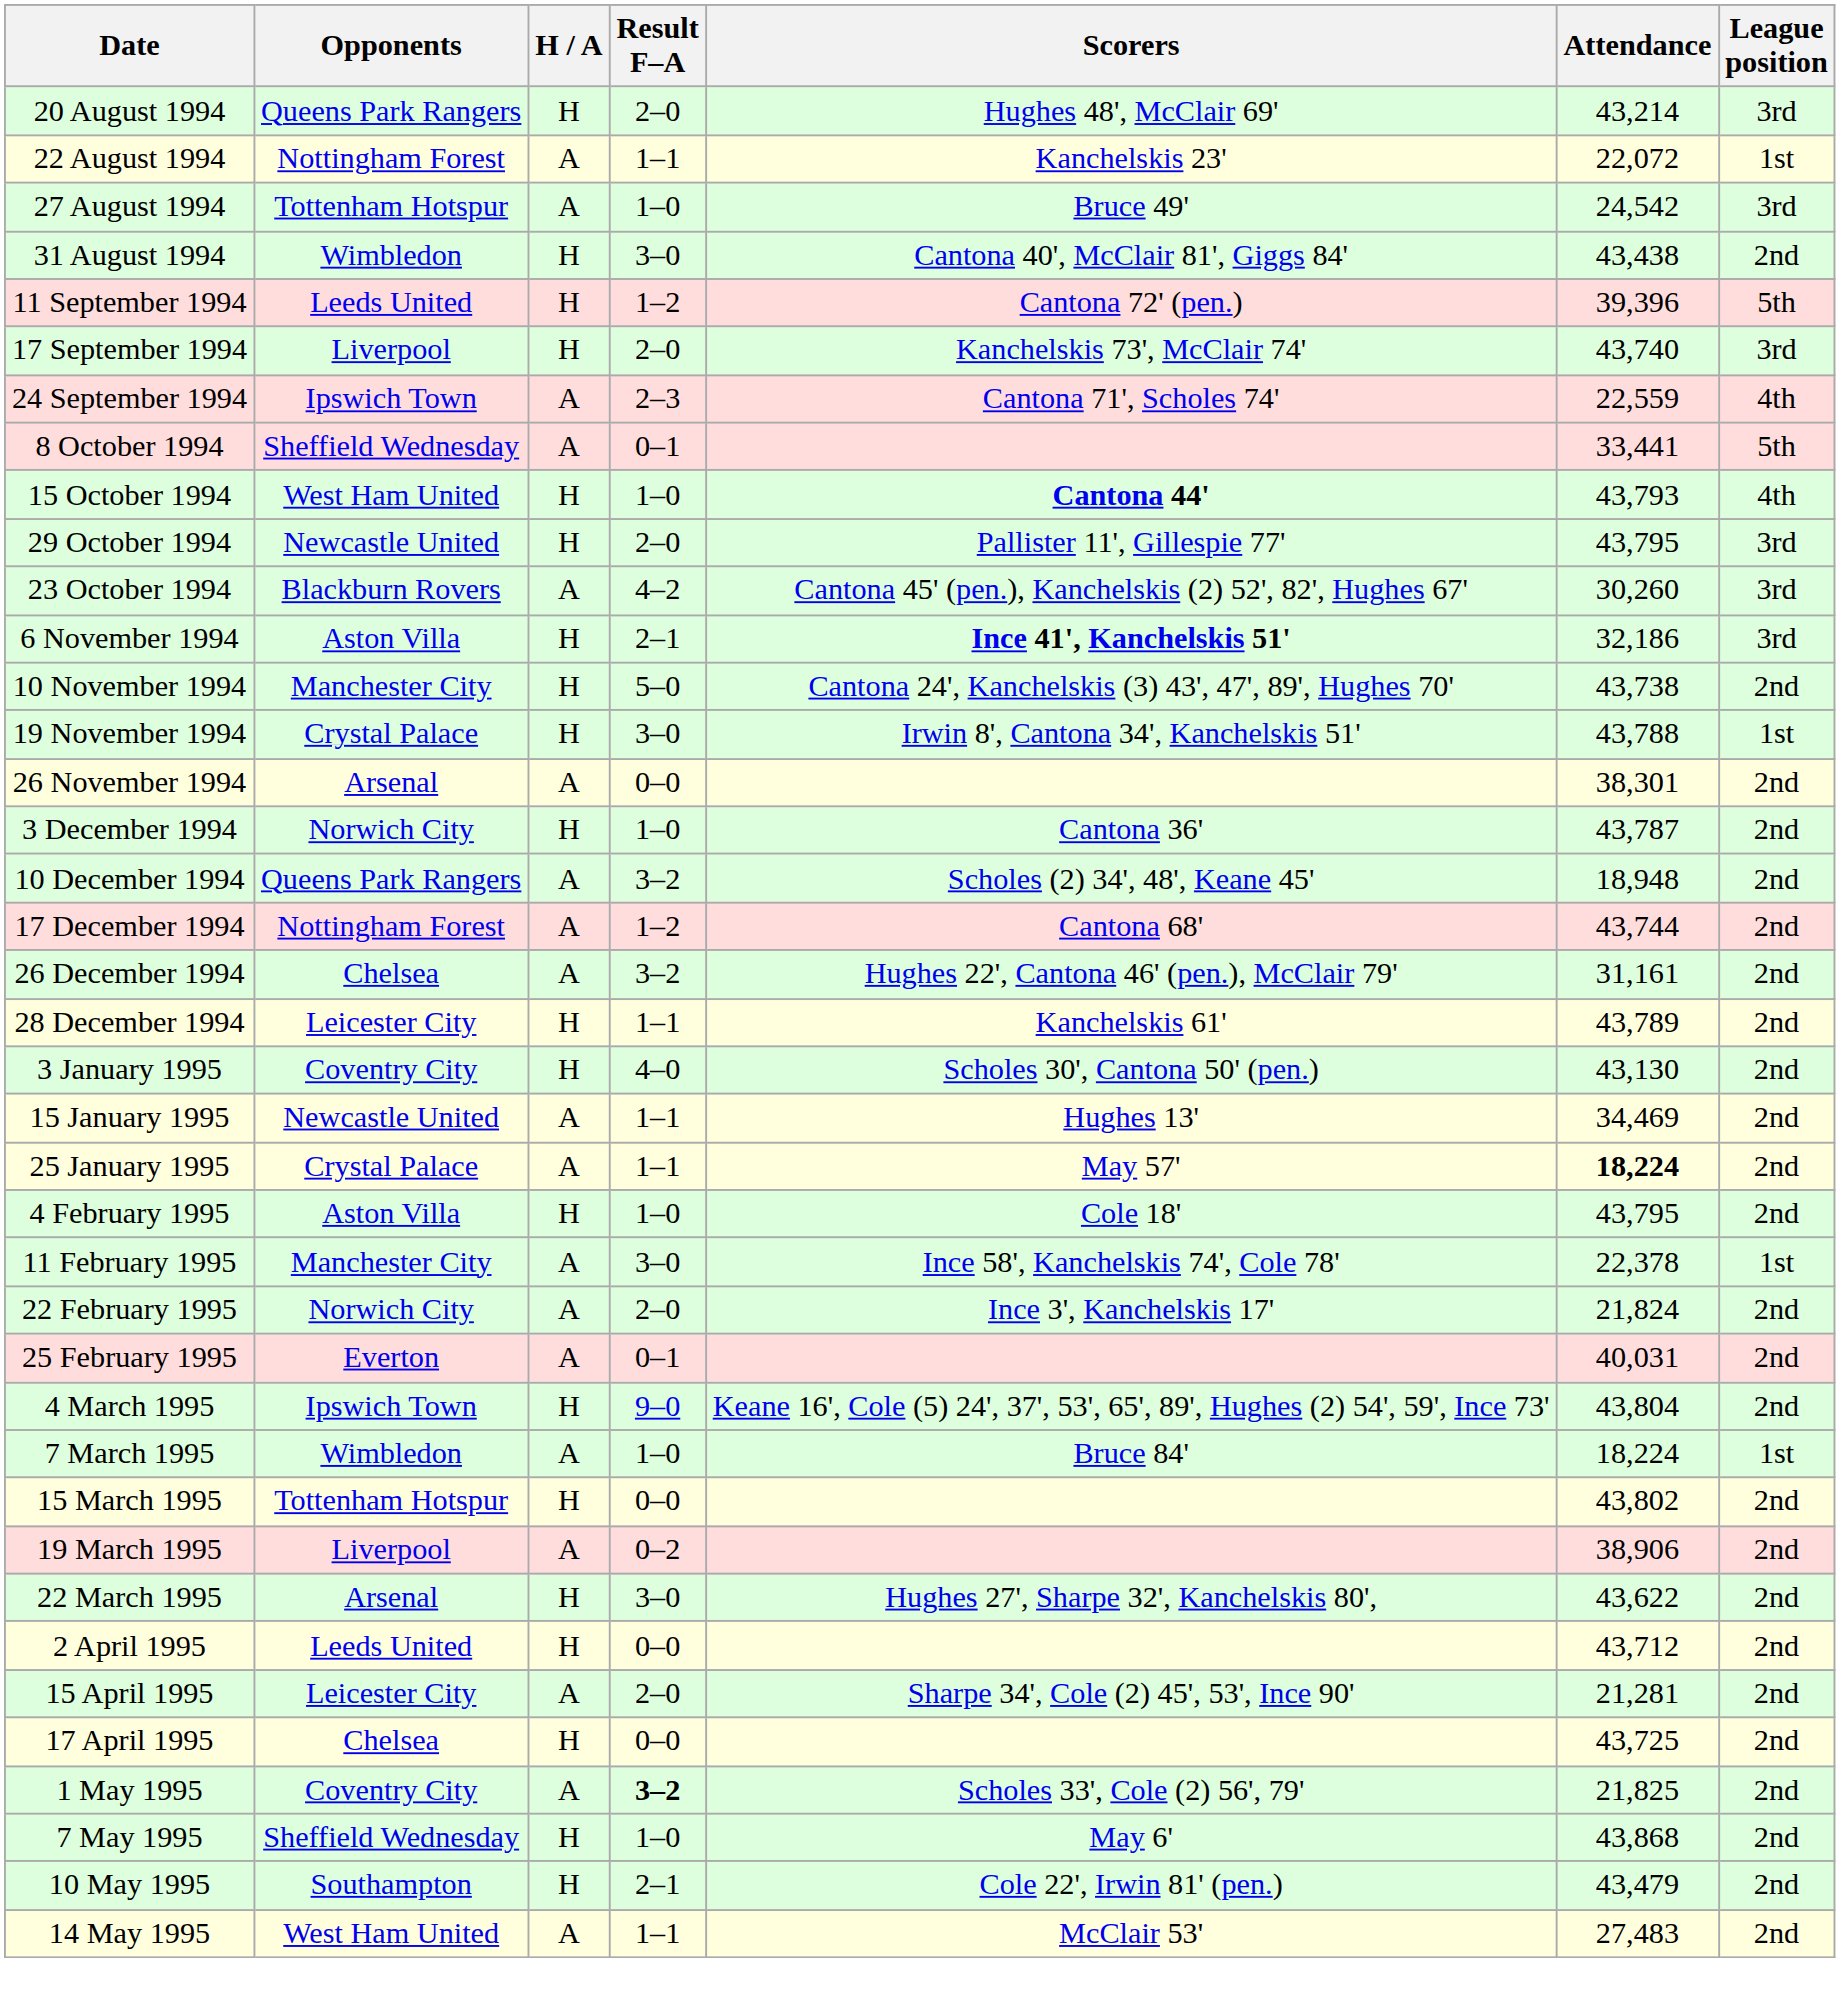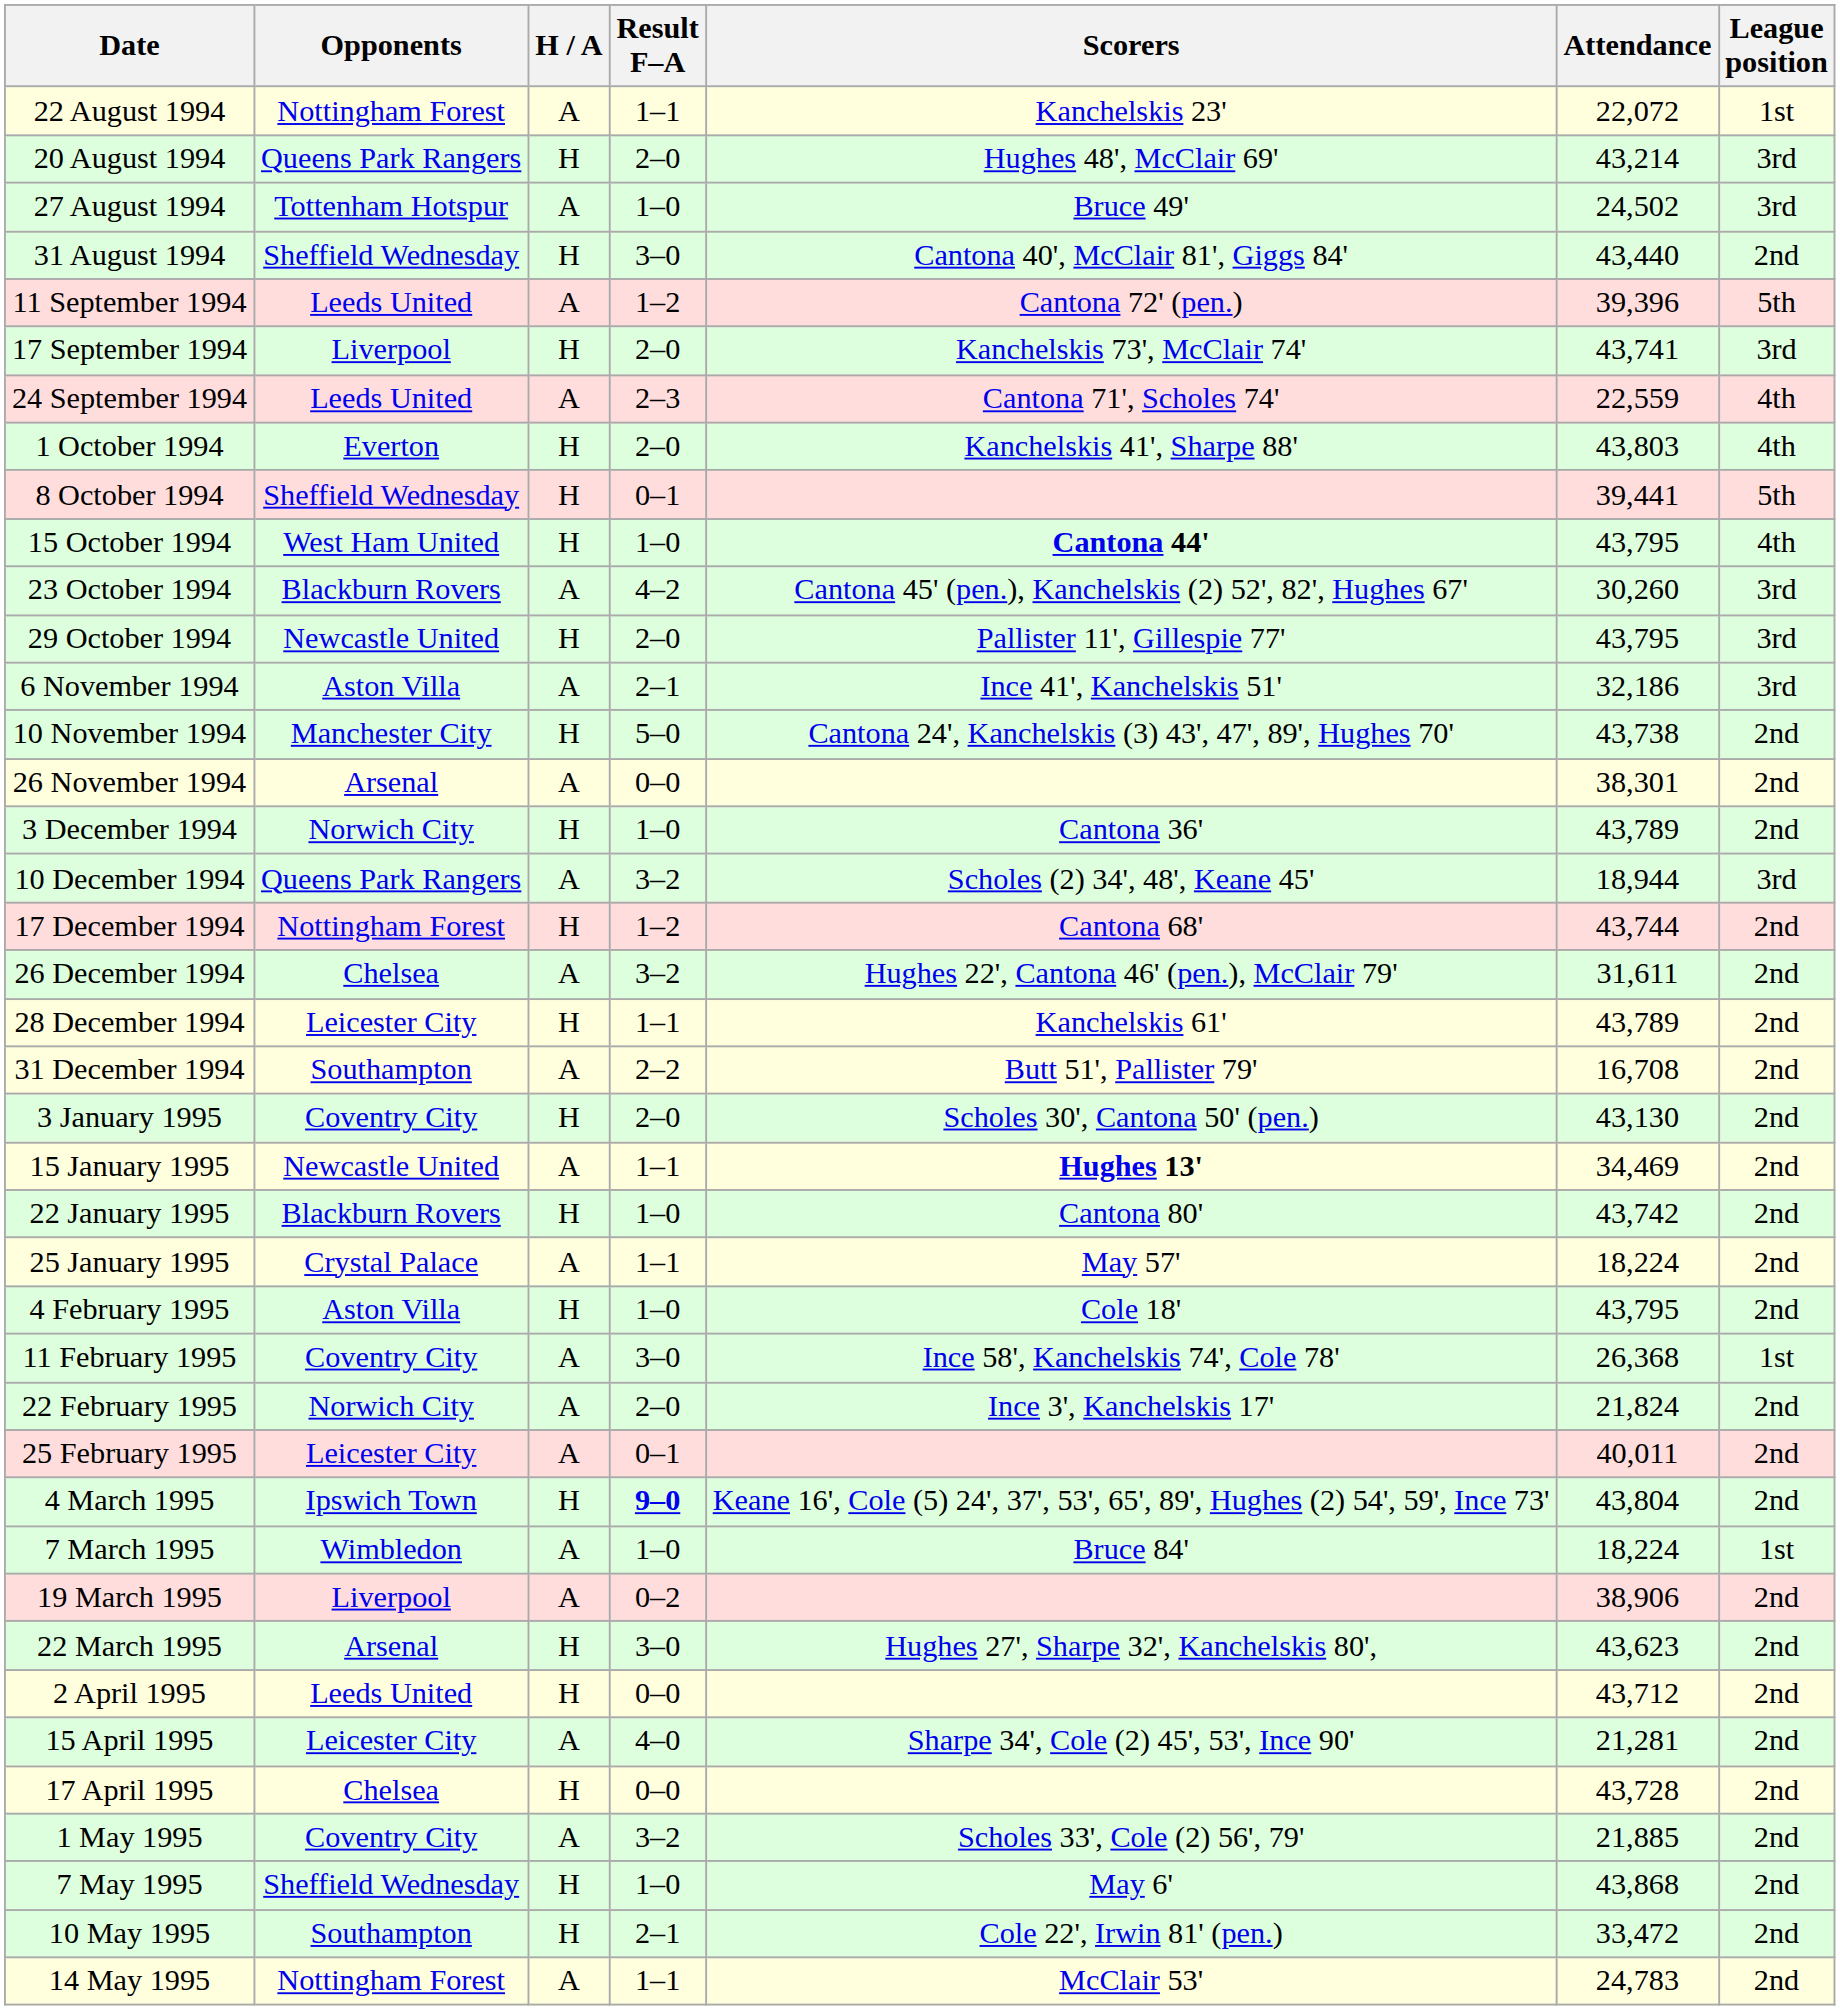rows swapped: (129, 110) <-> (129, 158)
(1637, 206) 24,542 -> (1637, 206) 24,502
(391, 254) Wimbledon -> (391, 254) Sheffield Wednesday
(1637, 254) 43,438 -> (1637, 254) 43,440
(569, 302) H -> (569, 302) A
(1637, 350) 43,740 -> (1637, 350) 43,741
(391, 398) Ipswich Town -> (391, 398) Leeds United
+ row: (129, 446)
(569, 446) A -> (569, 494) H
(1637, 446) 33,441 -> (1637, 494) 39,441
(1637, 494) 43,793 -> (1637, 542) 43,795
rows swapped: (129, 590) <-> (129, 542)
(569, 638) H -> (569, 685) A
(1131, 638) bold -> (1131, 685) normal
- row: (129, 733)
(1637, 829) 43,787 -> (1637, 829) 43,789
(1637, 877) 18,948 -> (1637, 877) 18,944
(1777, 877) 2nd -> (1777, 877) 3rd
(569, 925) A -> (569, 925) H
(1637, 973) 31,161 -> (1637, 973) 31,611
+ row: (129, 1069)
(658, 1069) 4–0 -> (658, 1117) 2–0
(1131, 1117) normal -> (1131, 1165) bold
+ row: (129, 1213)
(1637, 1165) bold -> (1637, 1261) normal
(391, 1261) Manchester City -> (391, 1357) Coventry City
(1637, 1261) 22,378 -> (1637, 1357) 26,368
(391, 1357) Everton -> (391, 1453) Leicester City
(1637, 1357) 40,031 -> (1637, 1453) 40,011
(658, 1405) normal -> (658, 1501) bold
- row: (129, 1501)
(1637, 1597) 43,622 -> (1637, 1645) 43,623
(658, 1693) 2–0 -> (658, 1741) 4–0
(1637, 1741) 43,725 -> (1637, 1789) 43,728
(658, 1789) bold -> (658, 1836) normal
(1637, 1789) 21,825 -> (1637, 1836) 21,885
(1637, 1884) 43,479 -> (1637, 1932) 33,472
(391, 1932) West Ham United -> (391, 1980) Nottingham Forest
(1637, 1932) 27,483 -> (1637, 1980) 24,783
